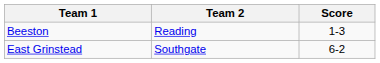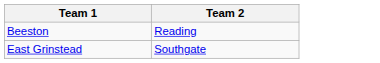- column: (337, 13)
